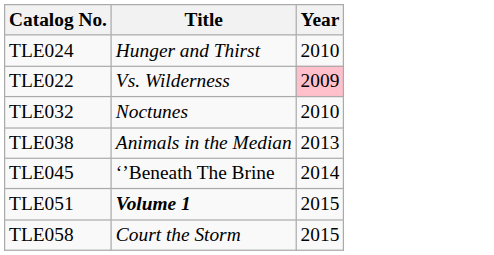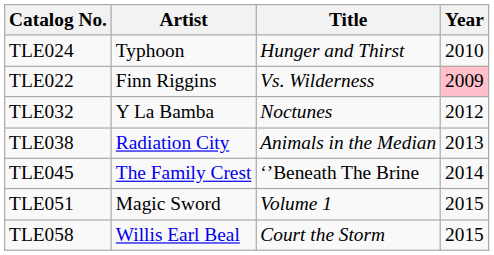+ column: (184, 19)
(320, 111) 2010 -> (464, 111) 2012
(153, 204) bold -> (296, 204) normal
